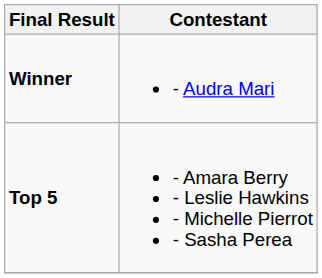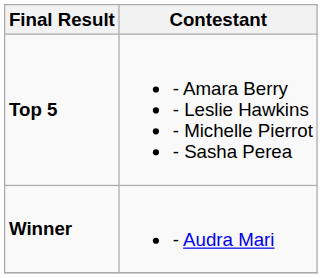rows swapped: (41, 78) <-> (33, 198)
